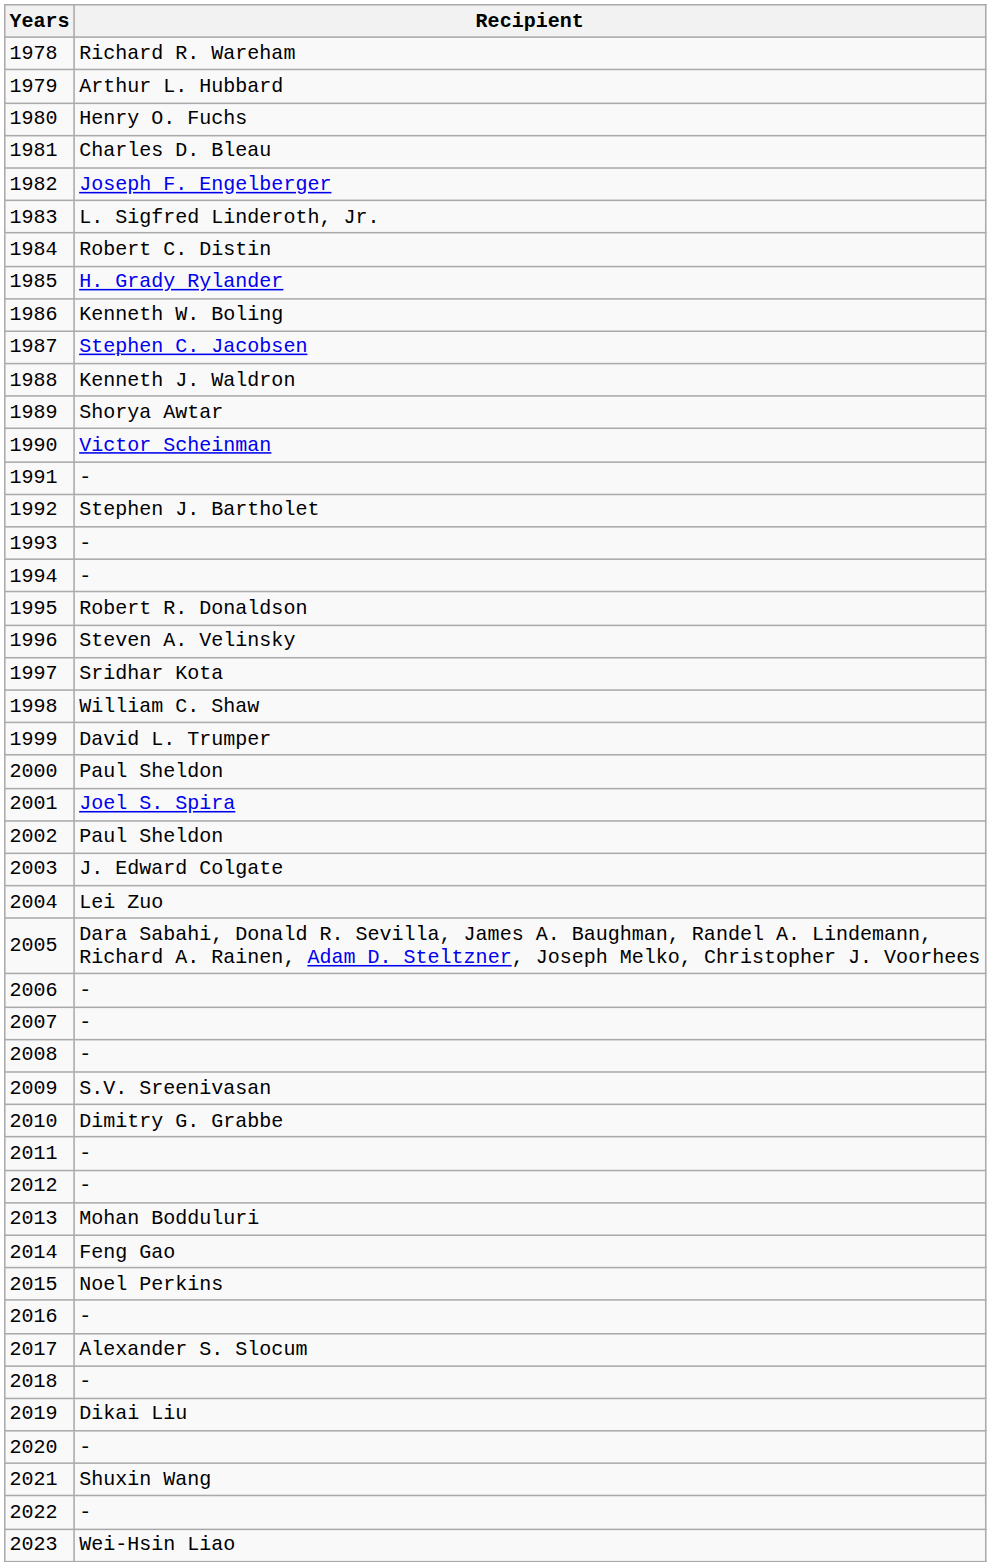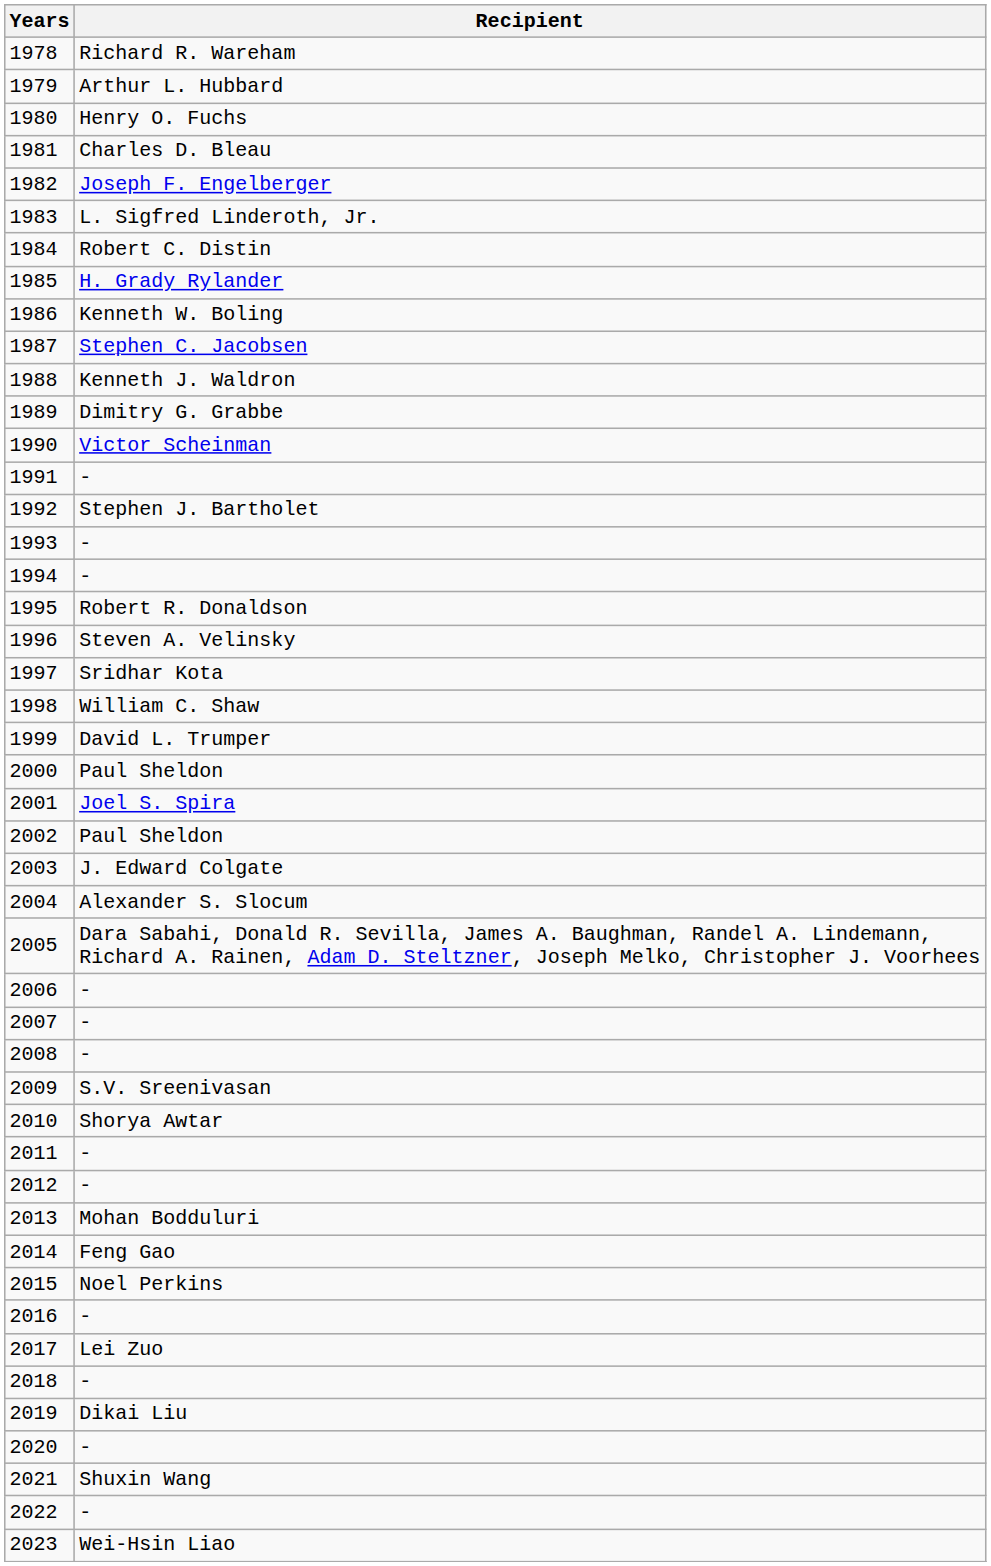(151, 413) Shorya Awtar -> (181, 413) Dimitry G. Grabbe
(121, 902) Lei Zuo -> (193, 902) Alexander S. Slocum
(181, 1121) Dimitry G. Grabbe -> (151, 1121) Shorya Awtar
(193, 1349) Alexander S. Slocum -> (121, 1349) Lei Zuo
